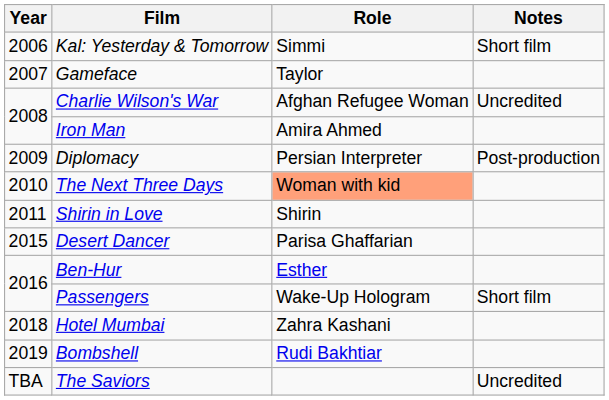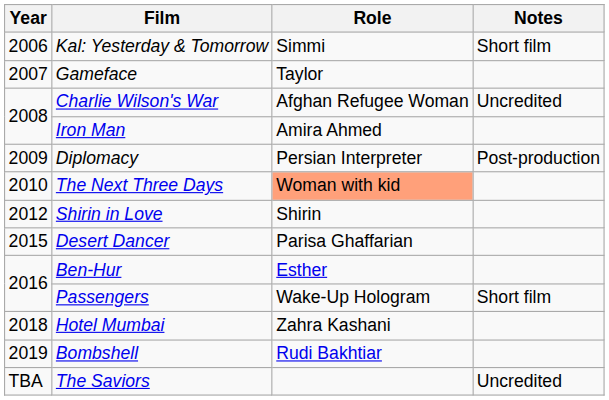(28, 213) 2011 -> (28, 213) 2012
